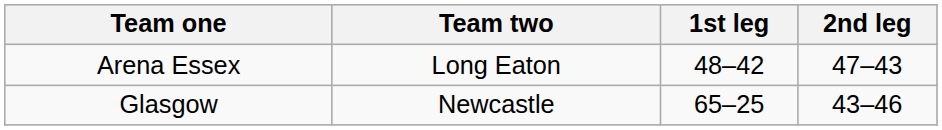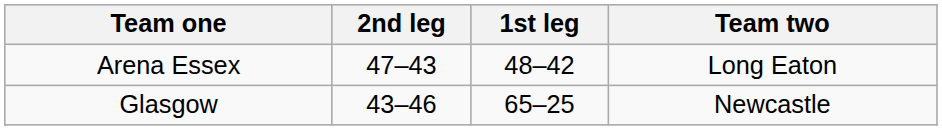columns swapped: (496, 24) <-> (867, 24)
